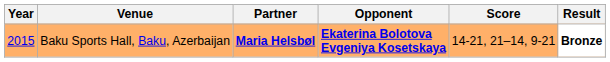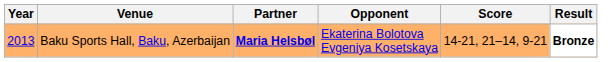(21, 41) 2015 -> (21, 41) 2013
(384, 41) bold -> (379, 41) normal
